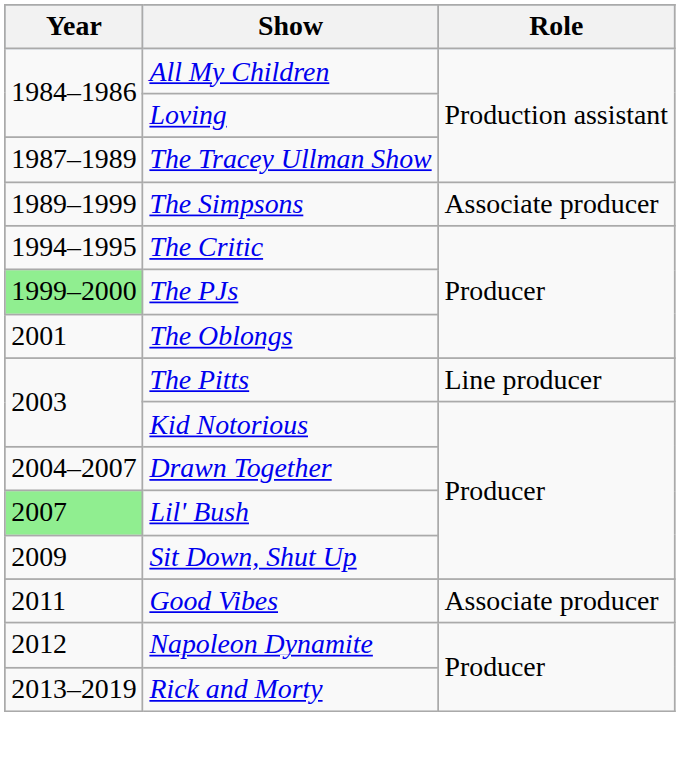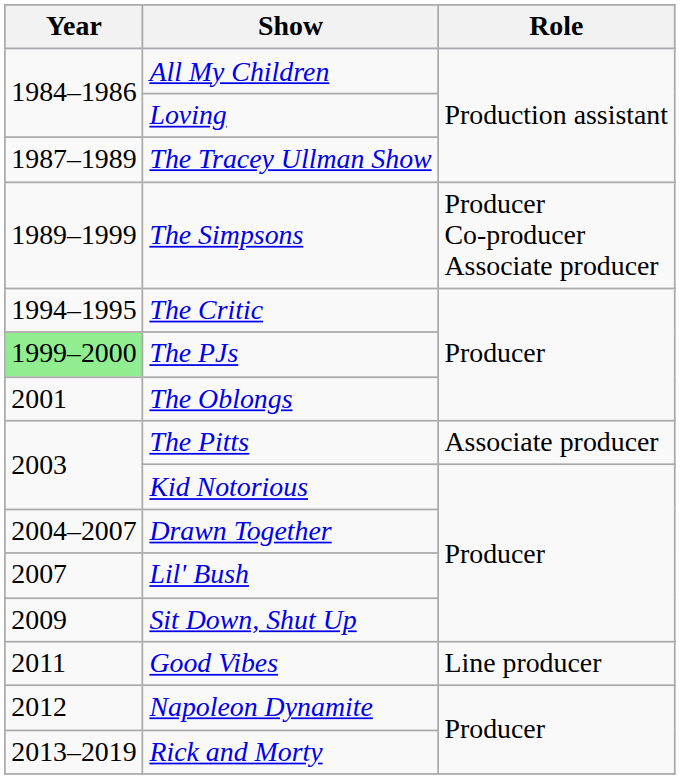(552, 203) Associate producer -> (552, 234) Producer Co-producer Associate producer
(523, 379) Line producer -> (552, 442) Associate producer
(39, 512) lightgreen background -> (39, 574) no background
(552, 600) Associate producer -> (523, 663) Line producer
